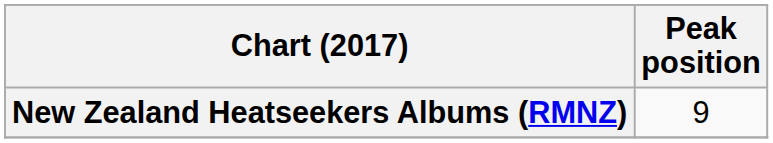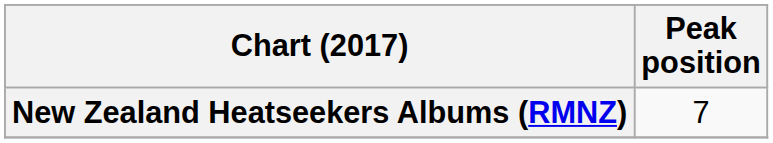(701, 112) 9 -> (701, 112) 7
